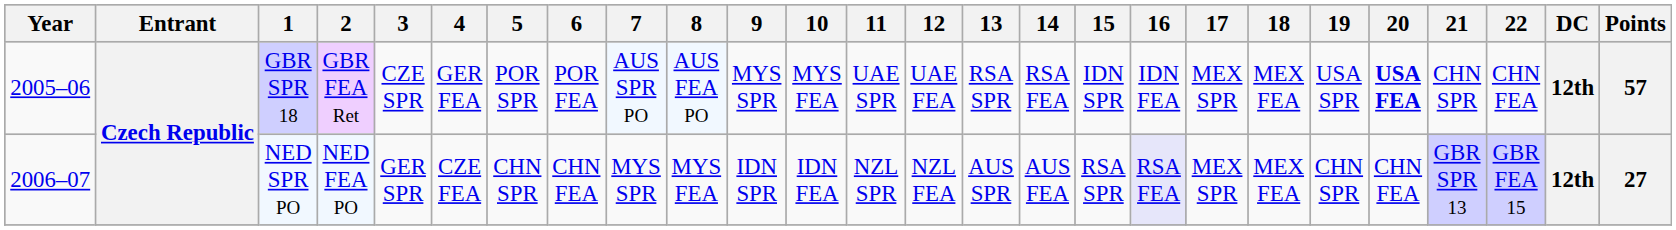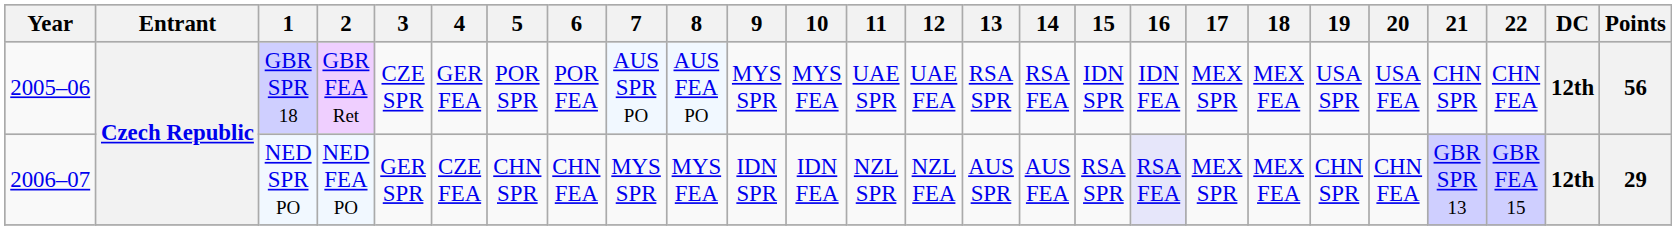(1398, 87) bold -> (1398, 87) normal
(1635, 87) 57 -> (1635, 87) 56
(1635, 178) 27 -> (1635, 178) 29
